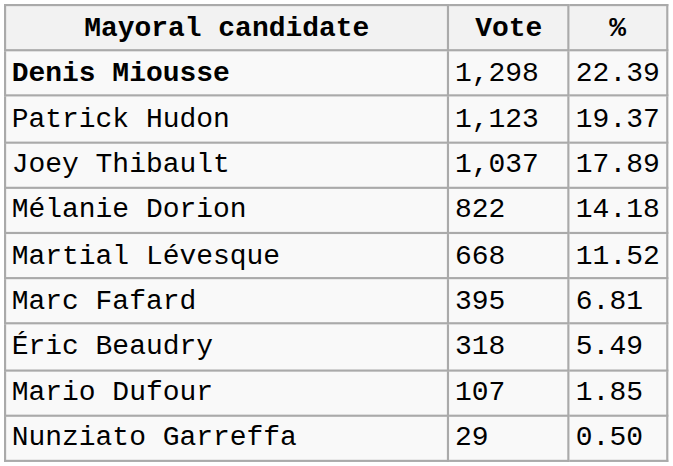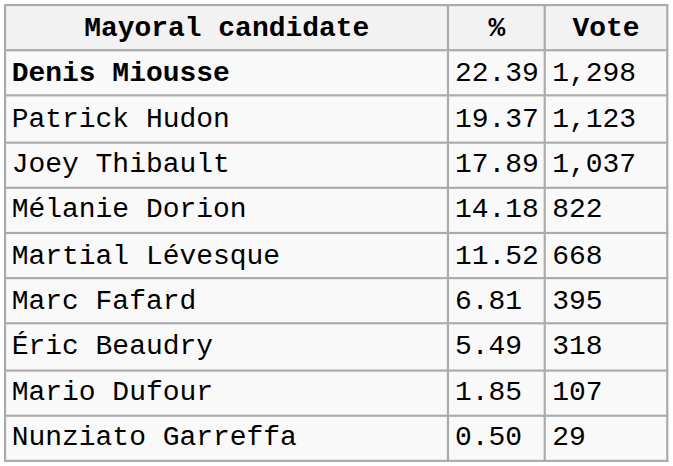columns swapped: (509, 28) <-> (618, 28)
